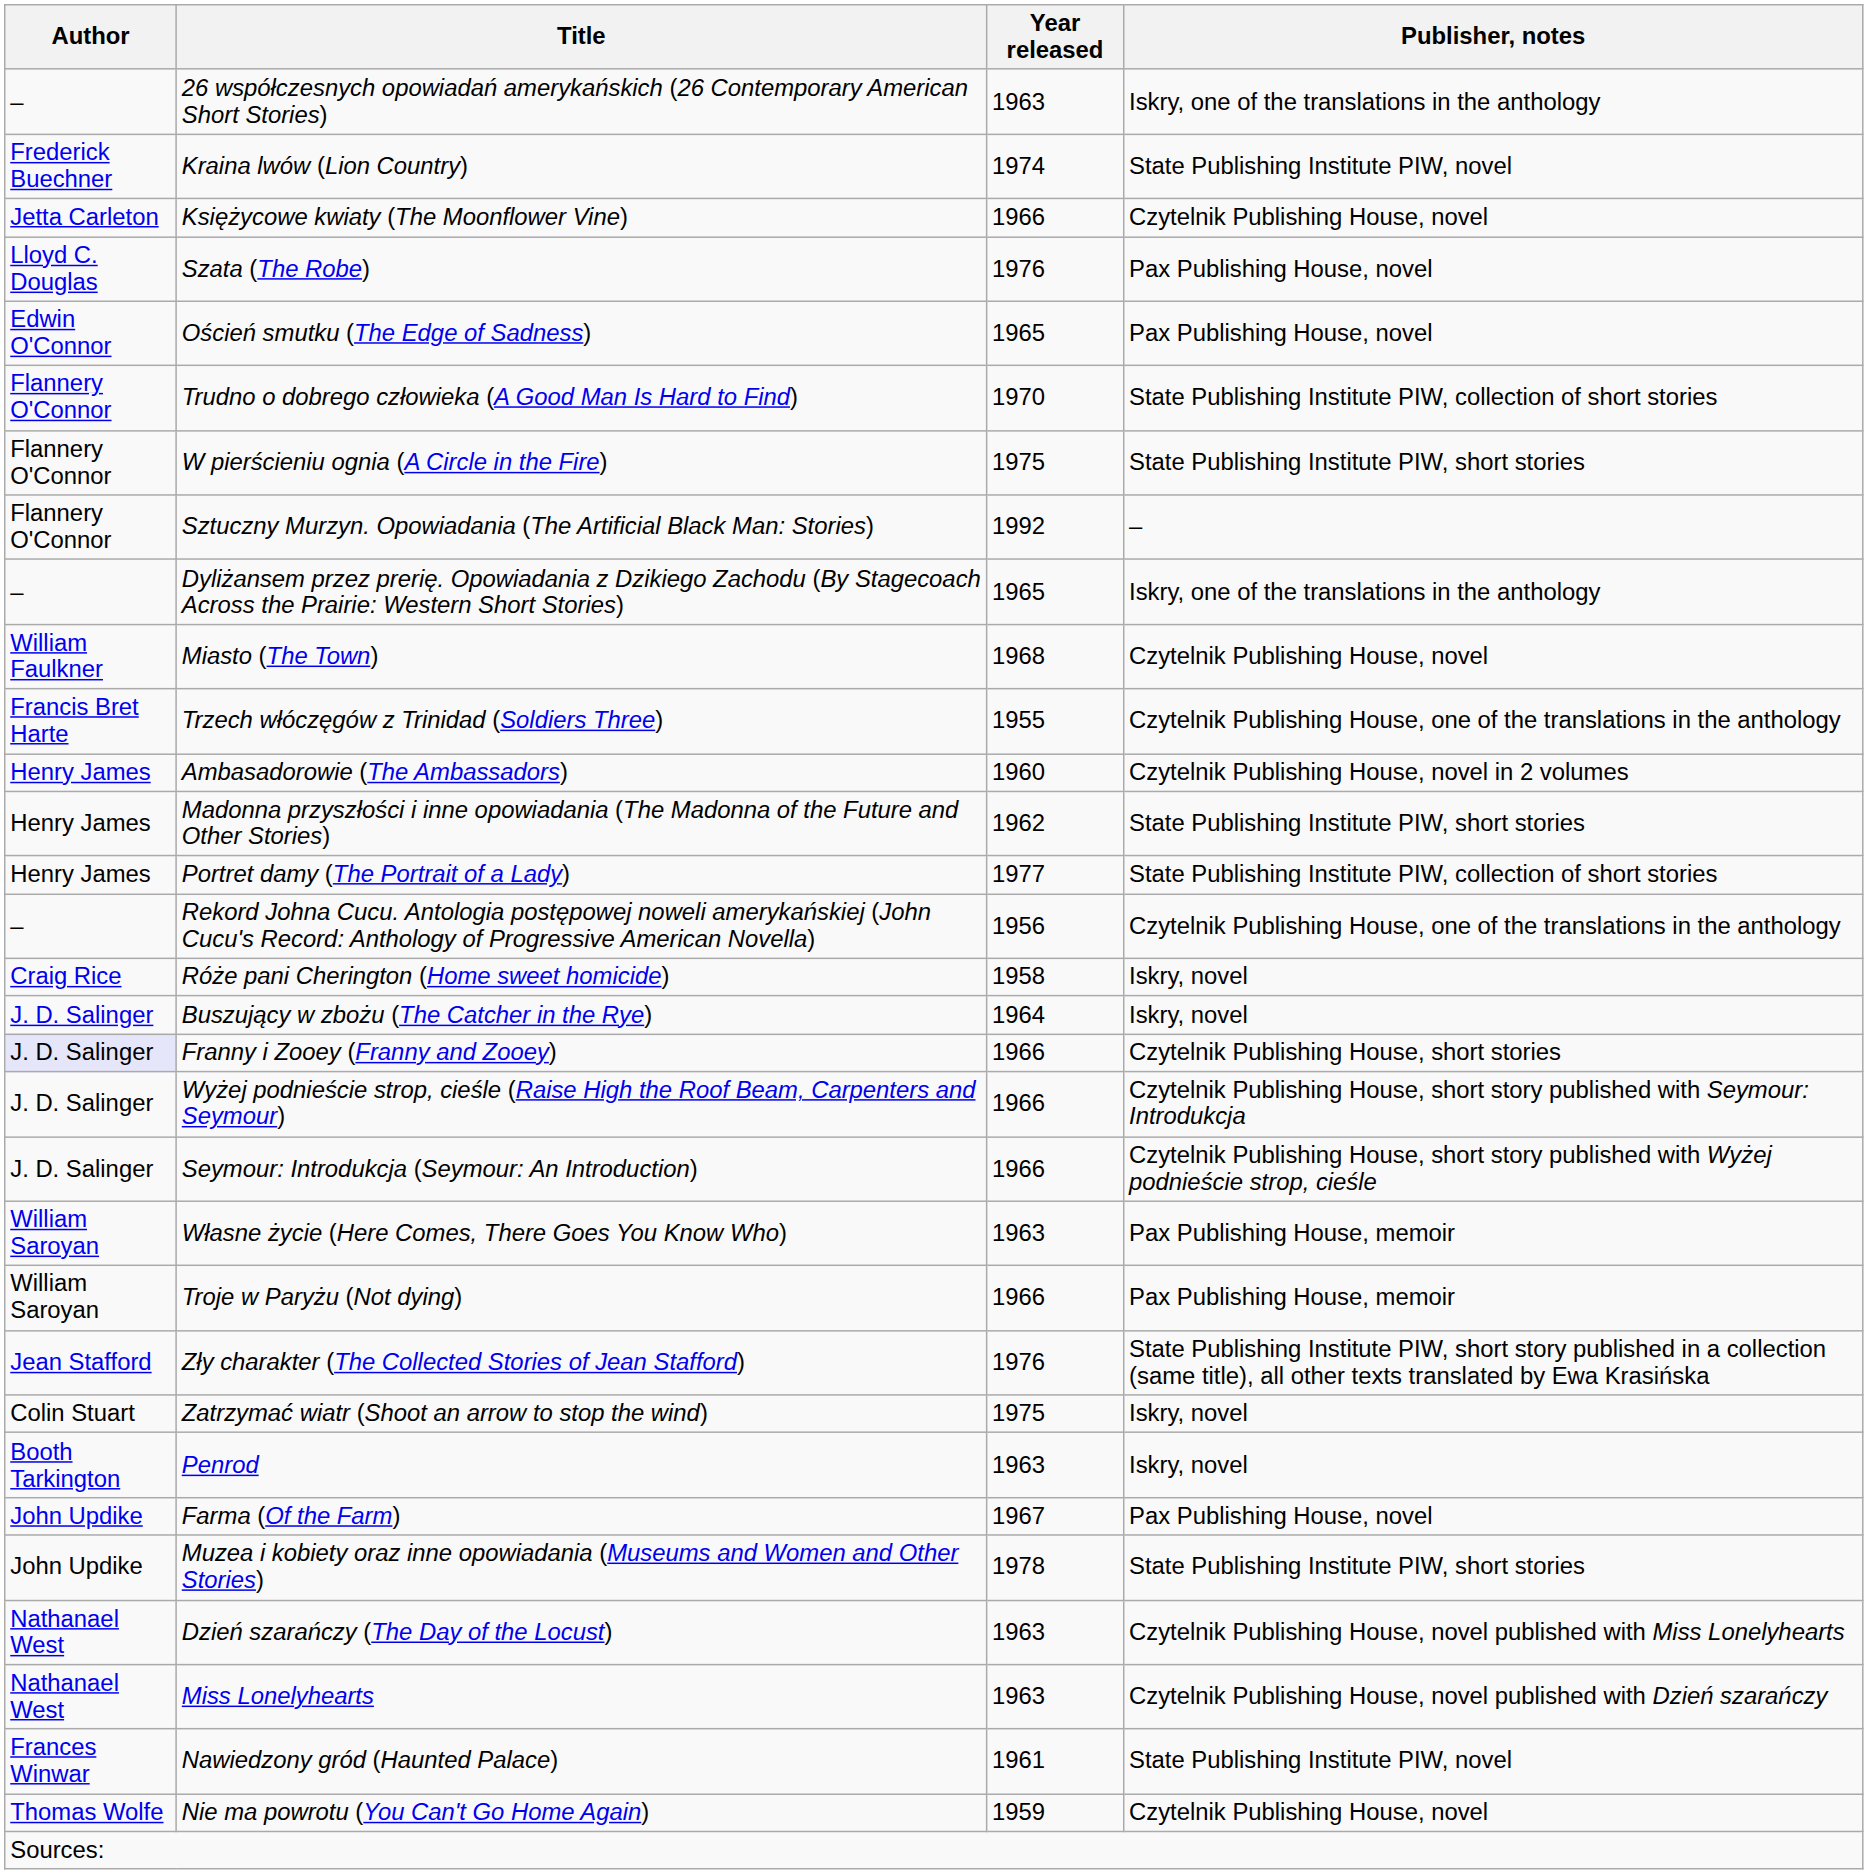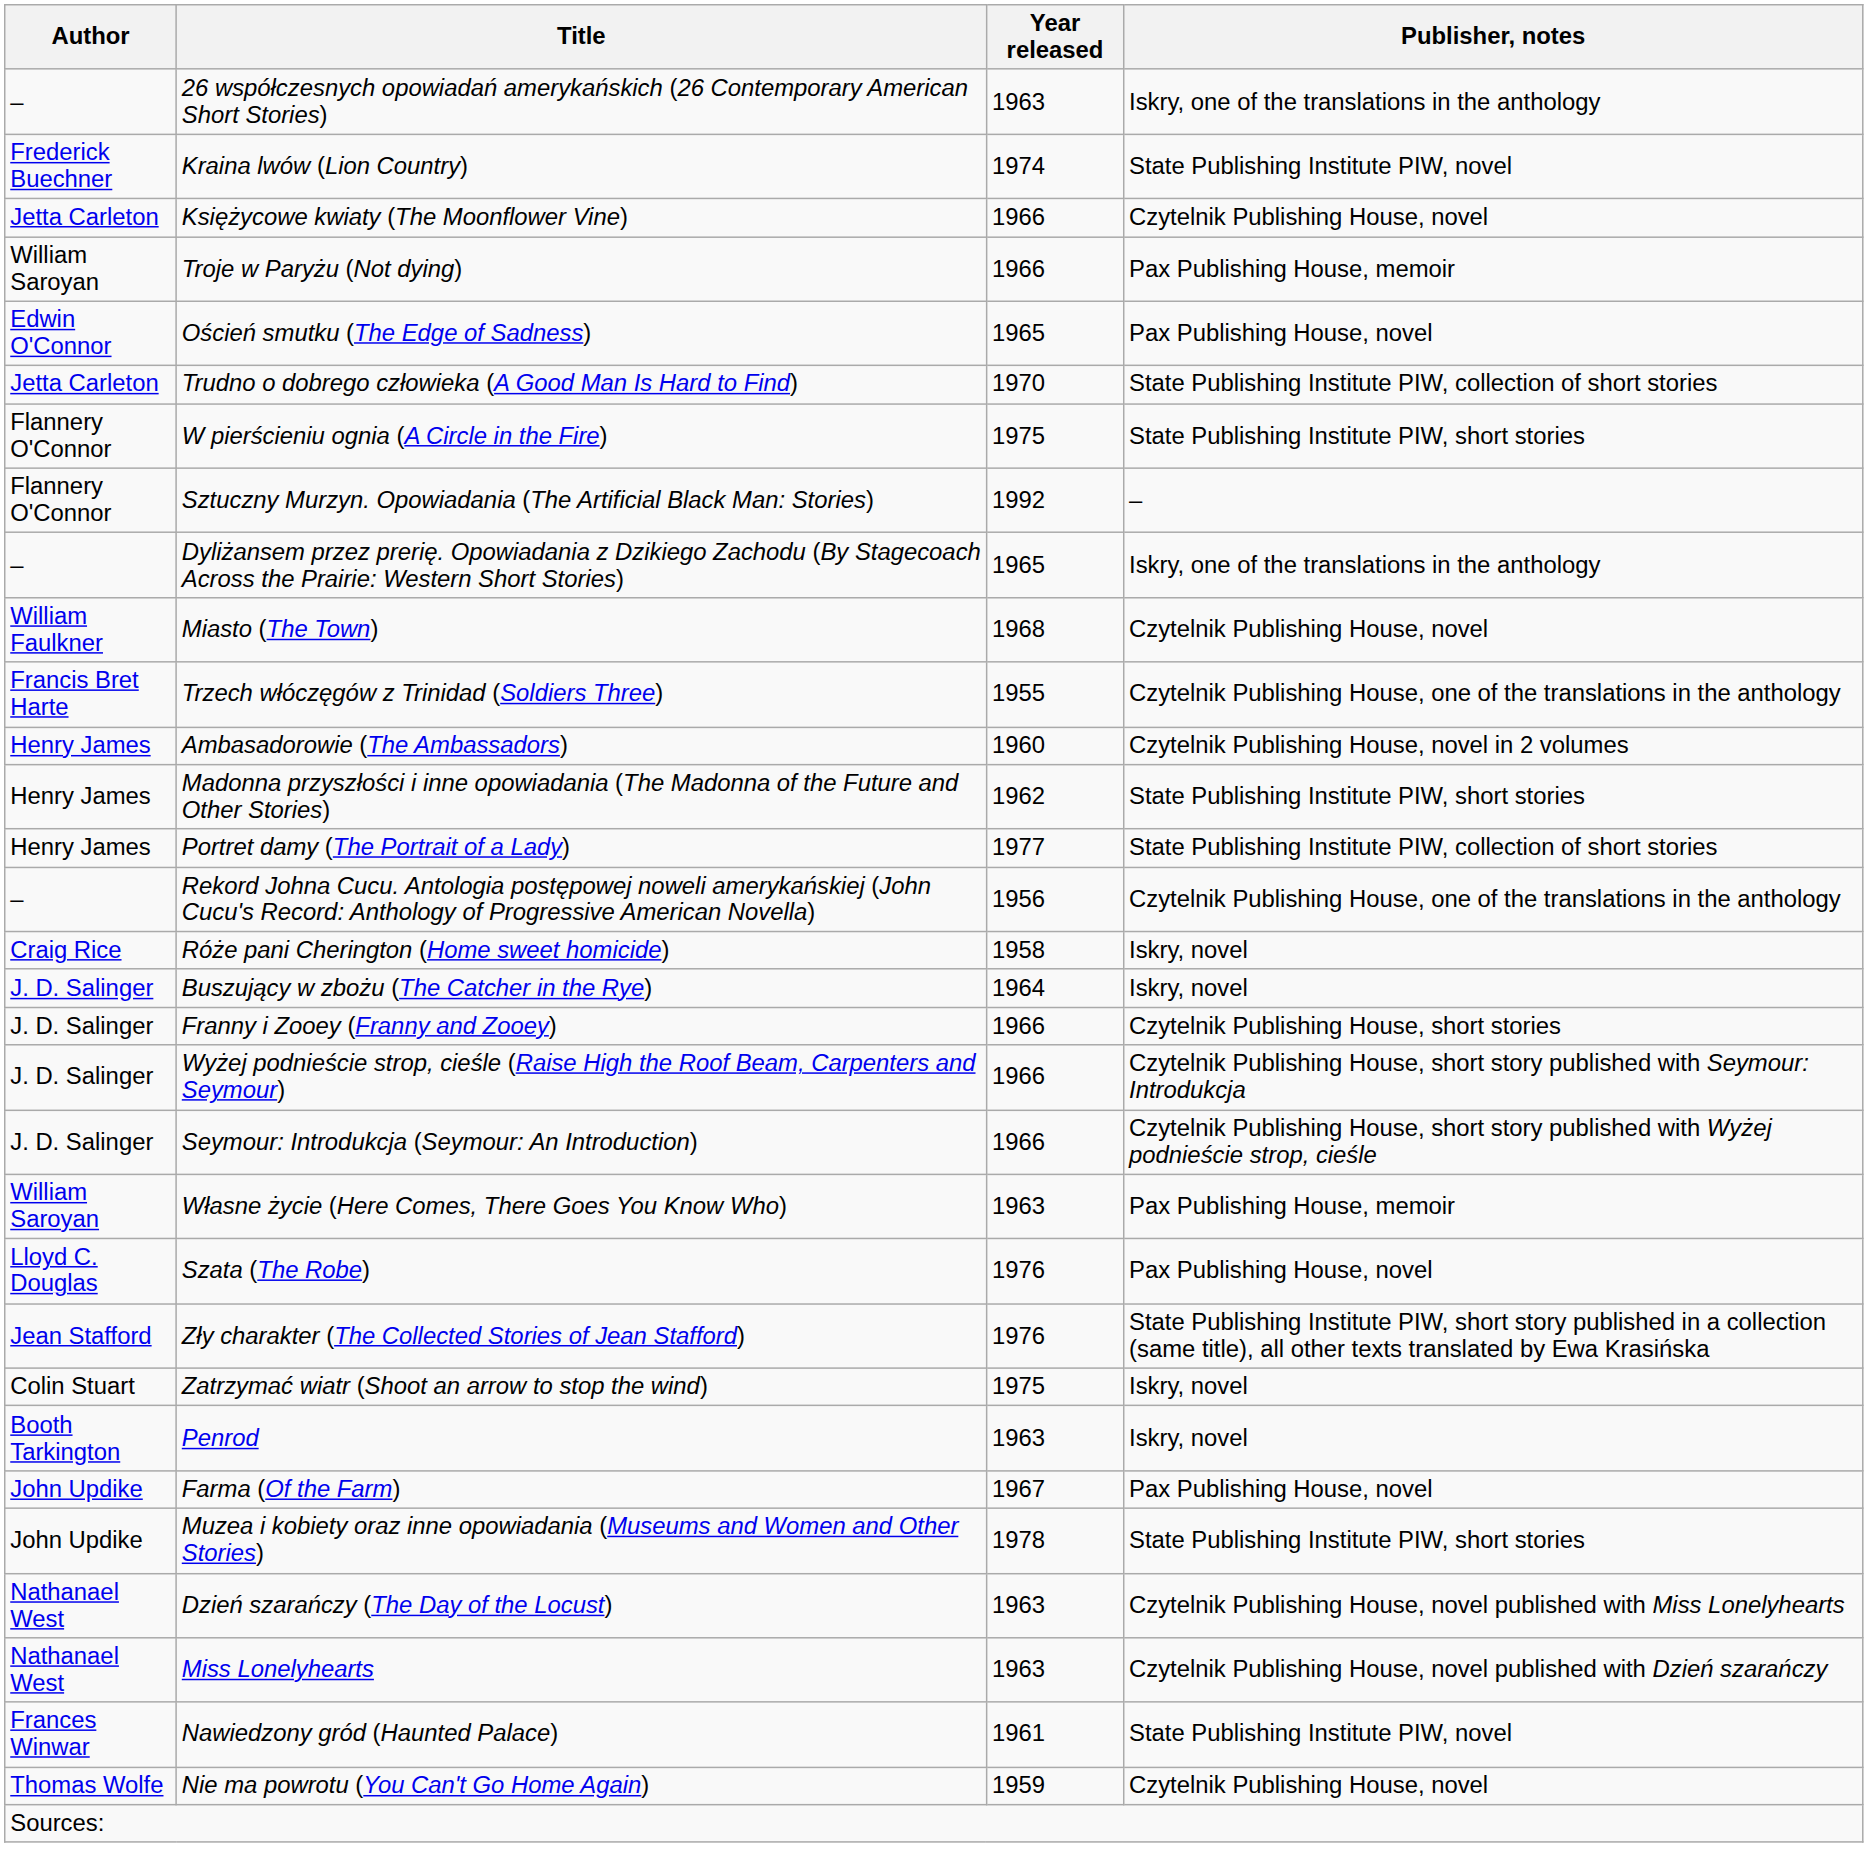rows swapped: (276, 268) <-> (322, 1297)
(61, 397) Flannery O'Connor -> (84, 384) Jetta Carleton
(82, 1052) lavender background -> (82, 1025) no background
